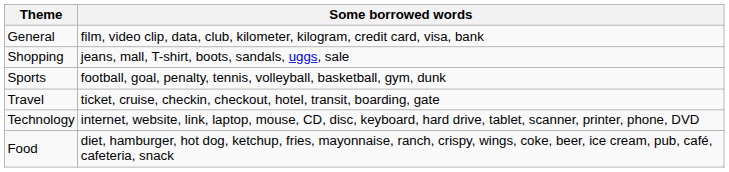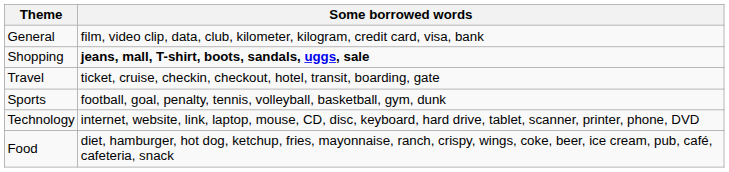(215, 57) normal -> (225, 57) bold
rows swapped: (26, 99) <-> (27, 78)
